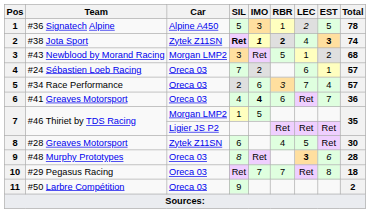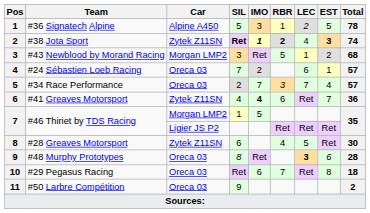(259, 84) 6 -> (259, 84) 7
(188, 99) Oreca 03 -> (196, 99) Zytek Z11SN
(259, 172) 7 -> (259, 172) 6
